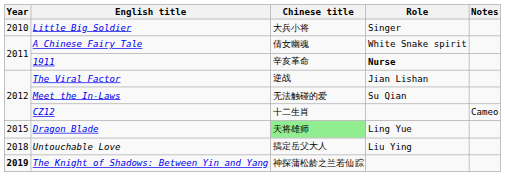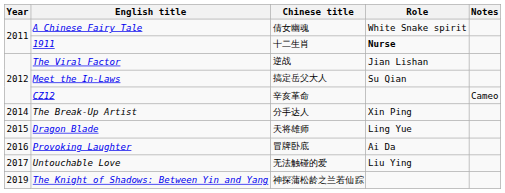- row: (82, 28)
(291, 61) 辛亥革命 -> (291, 44) 十二生肖
(300, 95) 无法触碰的爱 -> (300, 78) 搞定岳父大人
(291, 112) 十二生肖 -> (291, 95) 辛亥革命
+ row: (85, 112)
(291, 129) lightgreen background -> (291, 129) no background
+ row: (82, 146)
(17, 146) 2018 -> (17, 163) 2017
(300, 146) 搞定岳父大人 -> (300, 163) 无法触碰的爱
(17, 163) bold -> (17, 180) normal
